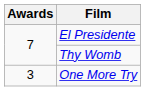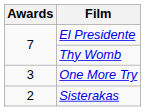+ row: (89, 95)
